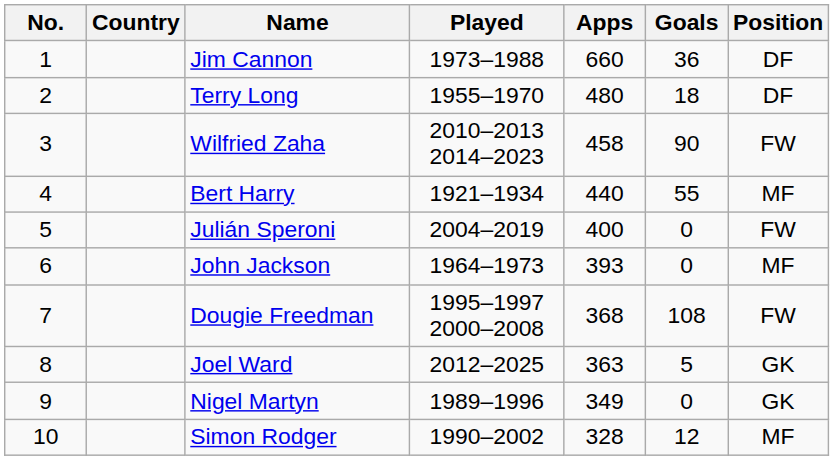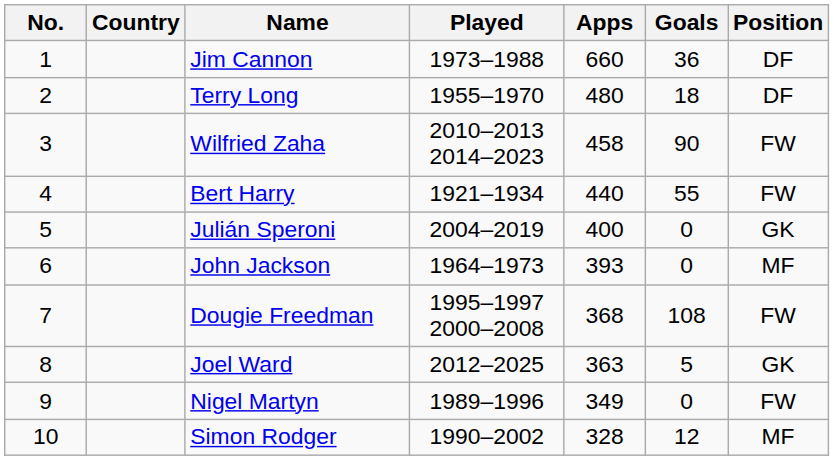(778, 193) MF -> (778, 193) FW
(778, 229) FW -> (778, 229) GK
(778, 400) GK -> (778, 400) FW
